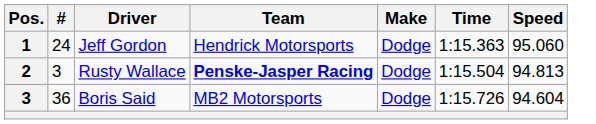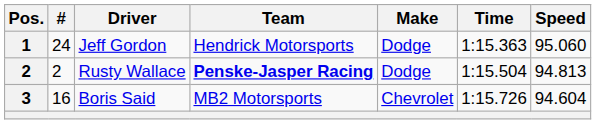(57, 72) 3 -> (57, 72) 2
(61, 98) 36 -> (61, 98) 16
(406, 98) Dodge -> (417, 98) Chevrolet
